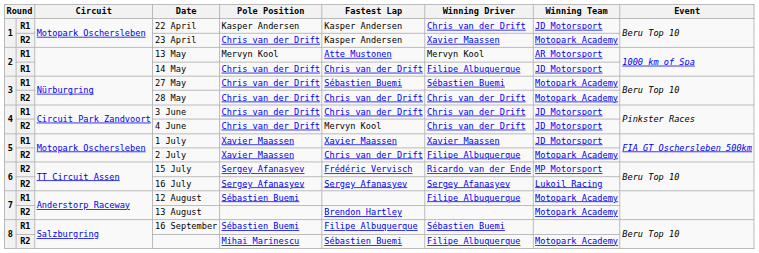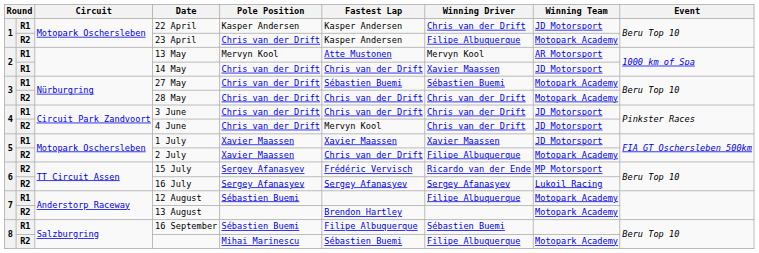(463, 40) Xavier Maassen -> (474, 40) Filipe Albuquerque
(474, 69) Filipe Albuquerque -> (463, 69) Xavier Maassen
